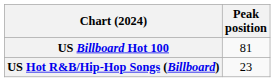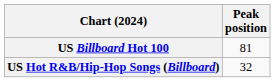(246, 67) 23 -> (246, 67) 32
